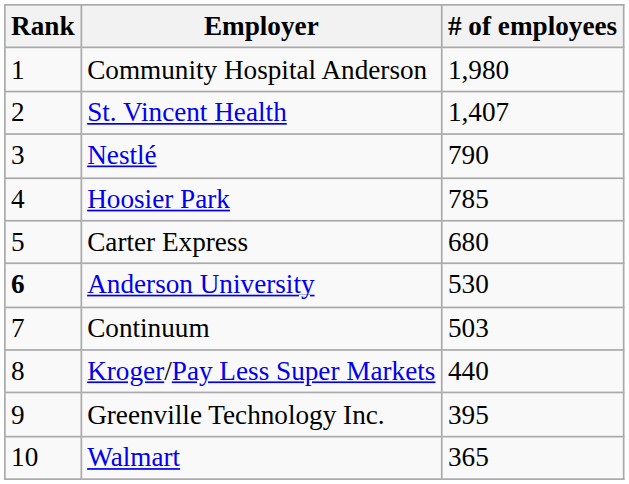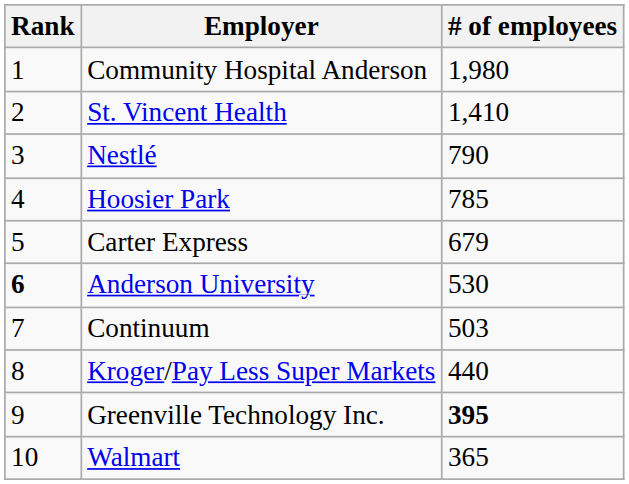(479, 112) 1,407 -> (479, 112) 1,410
(468, 241) 680 -> (468, 241) 679
(468, 414) normal -> (468, 414) bold
